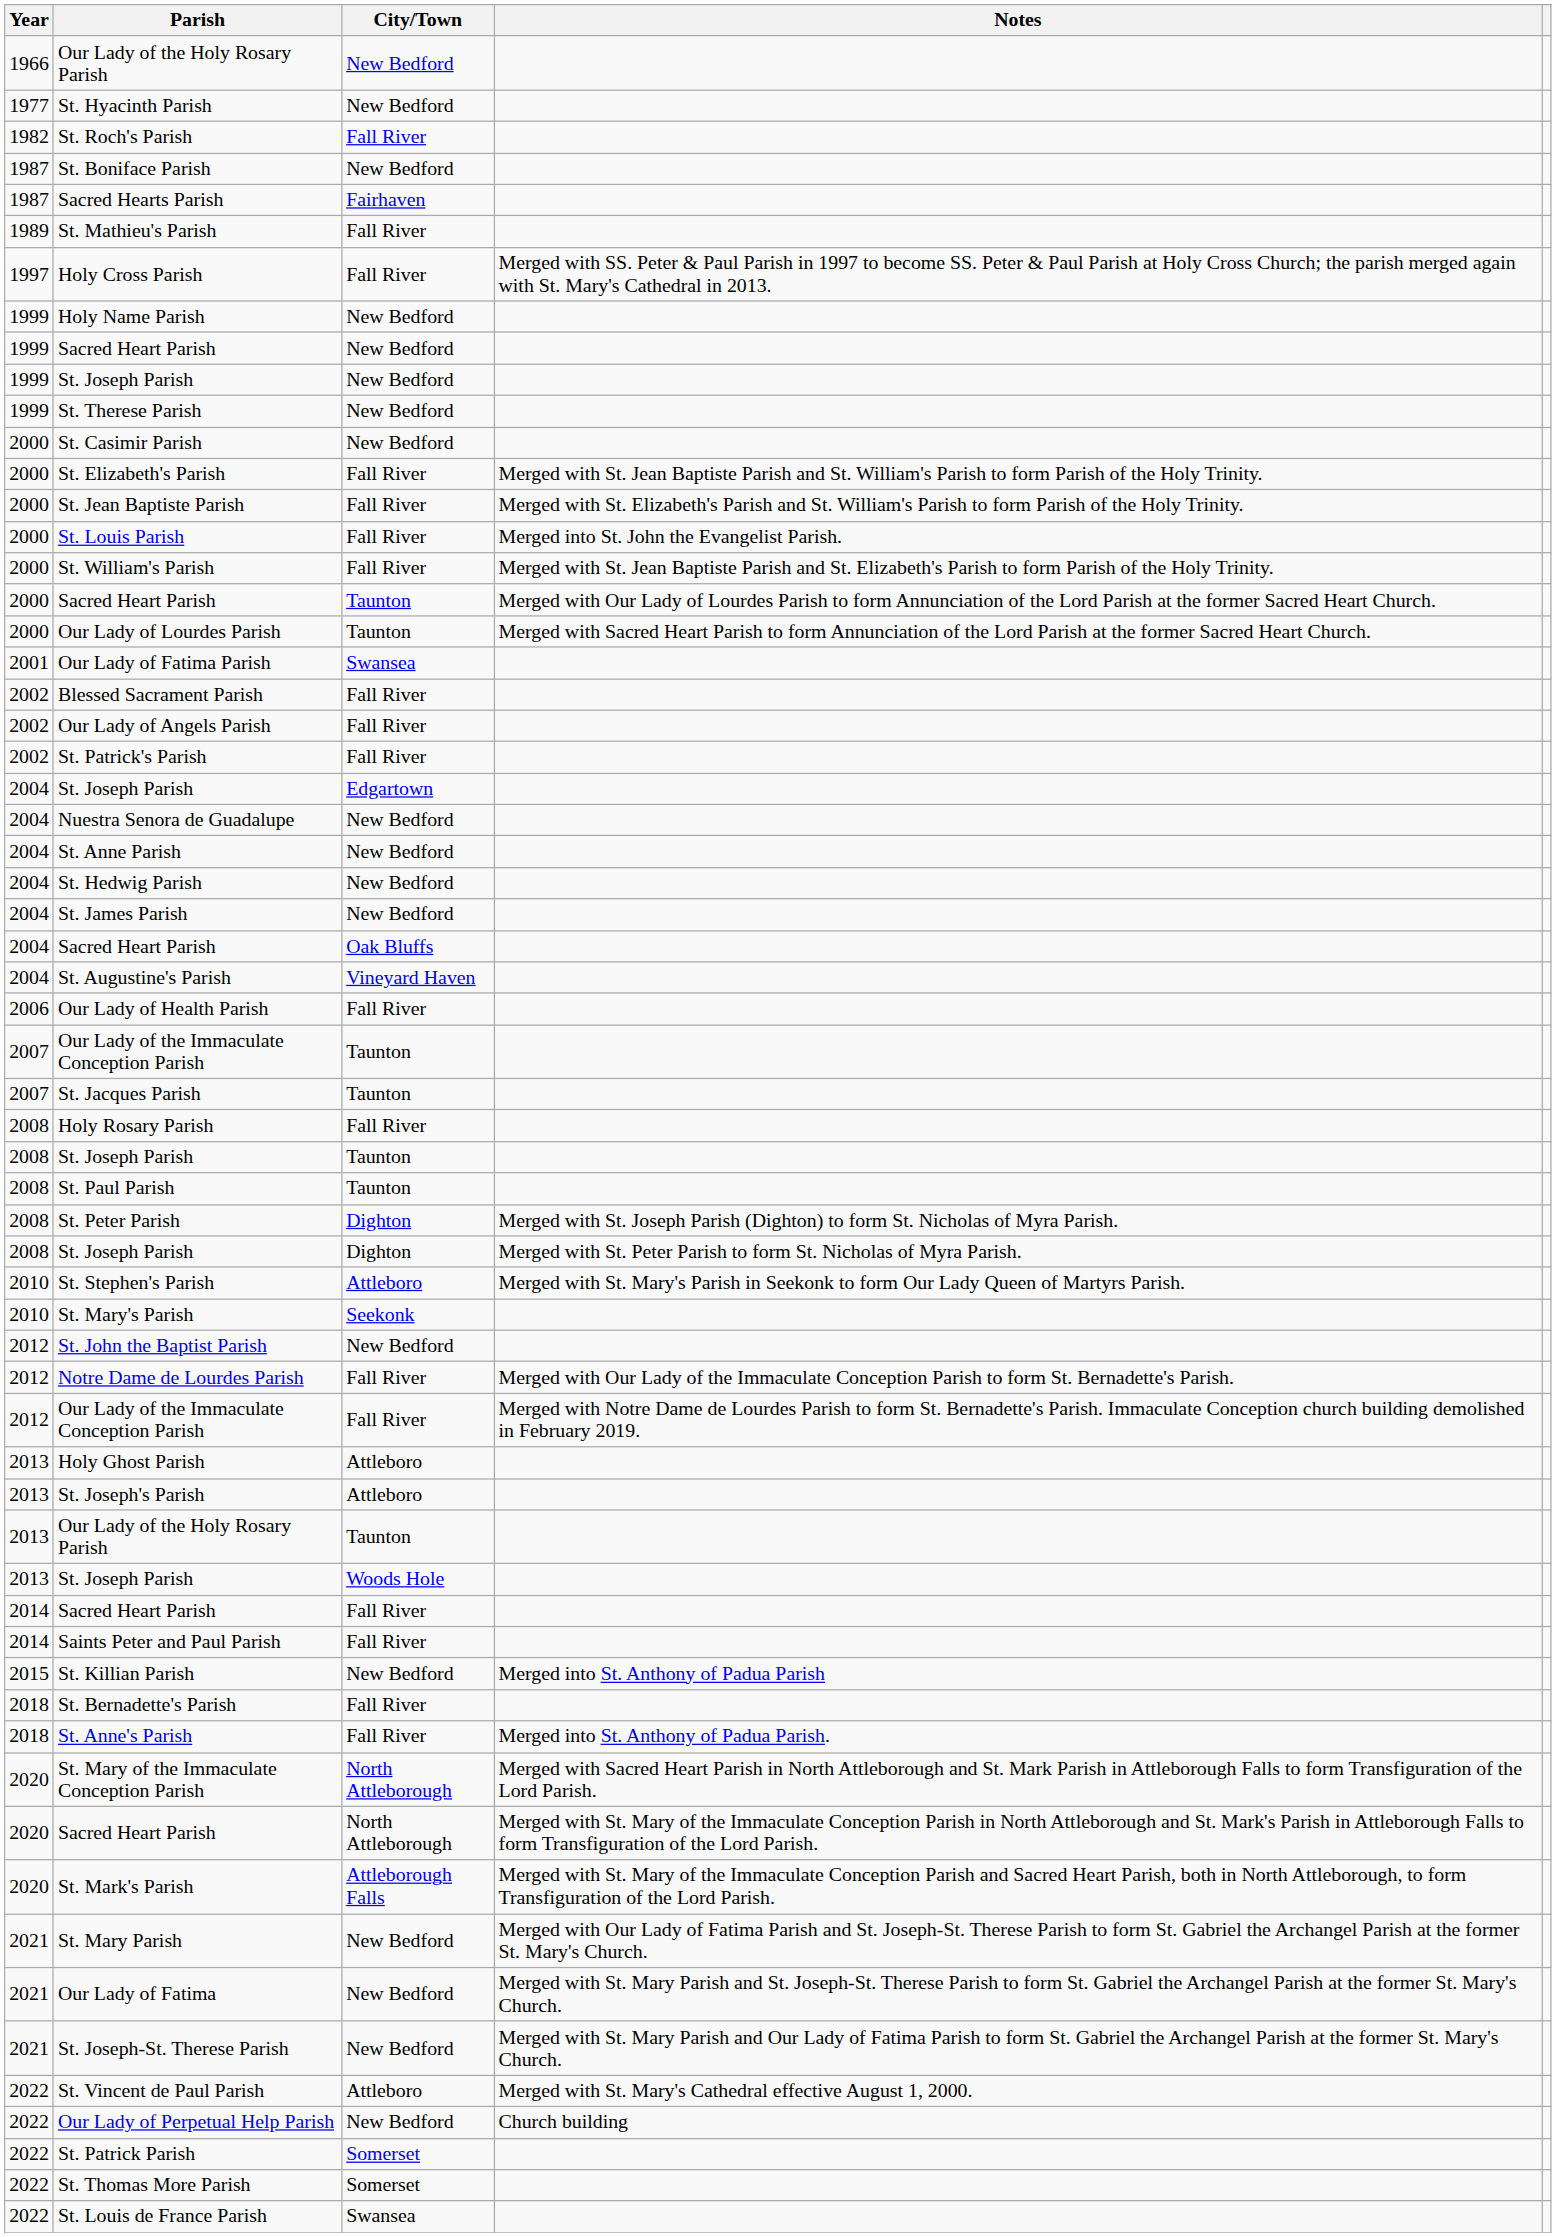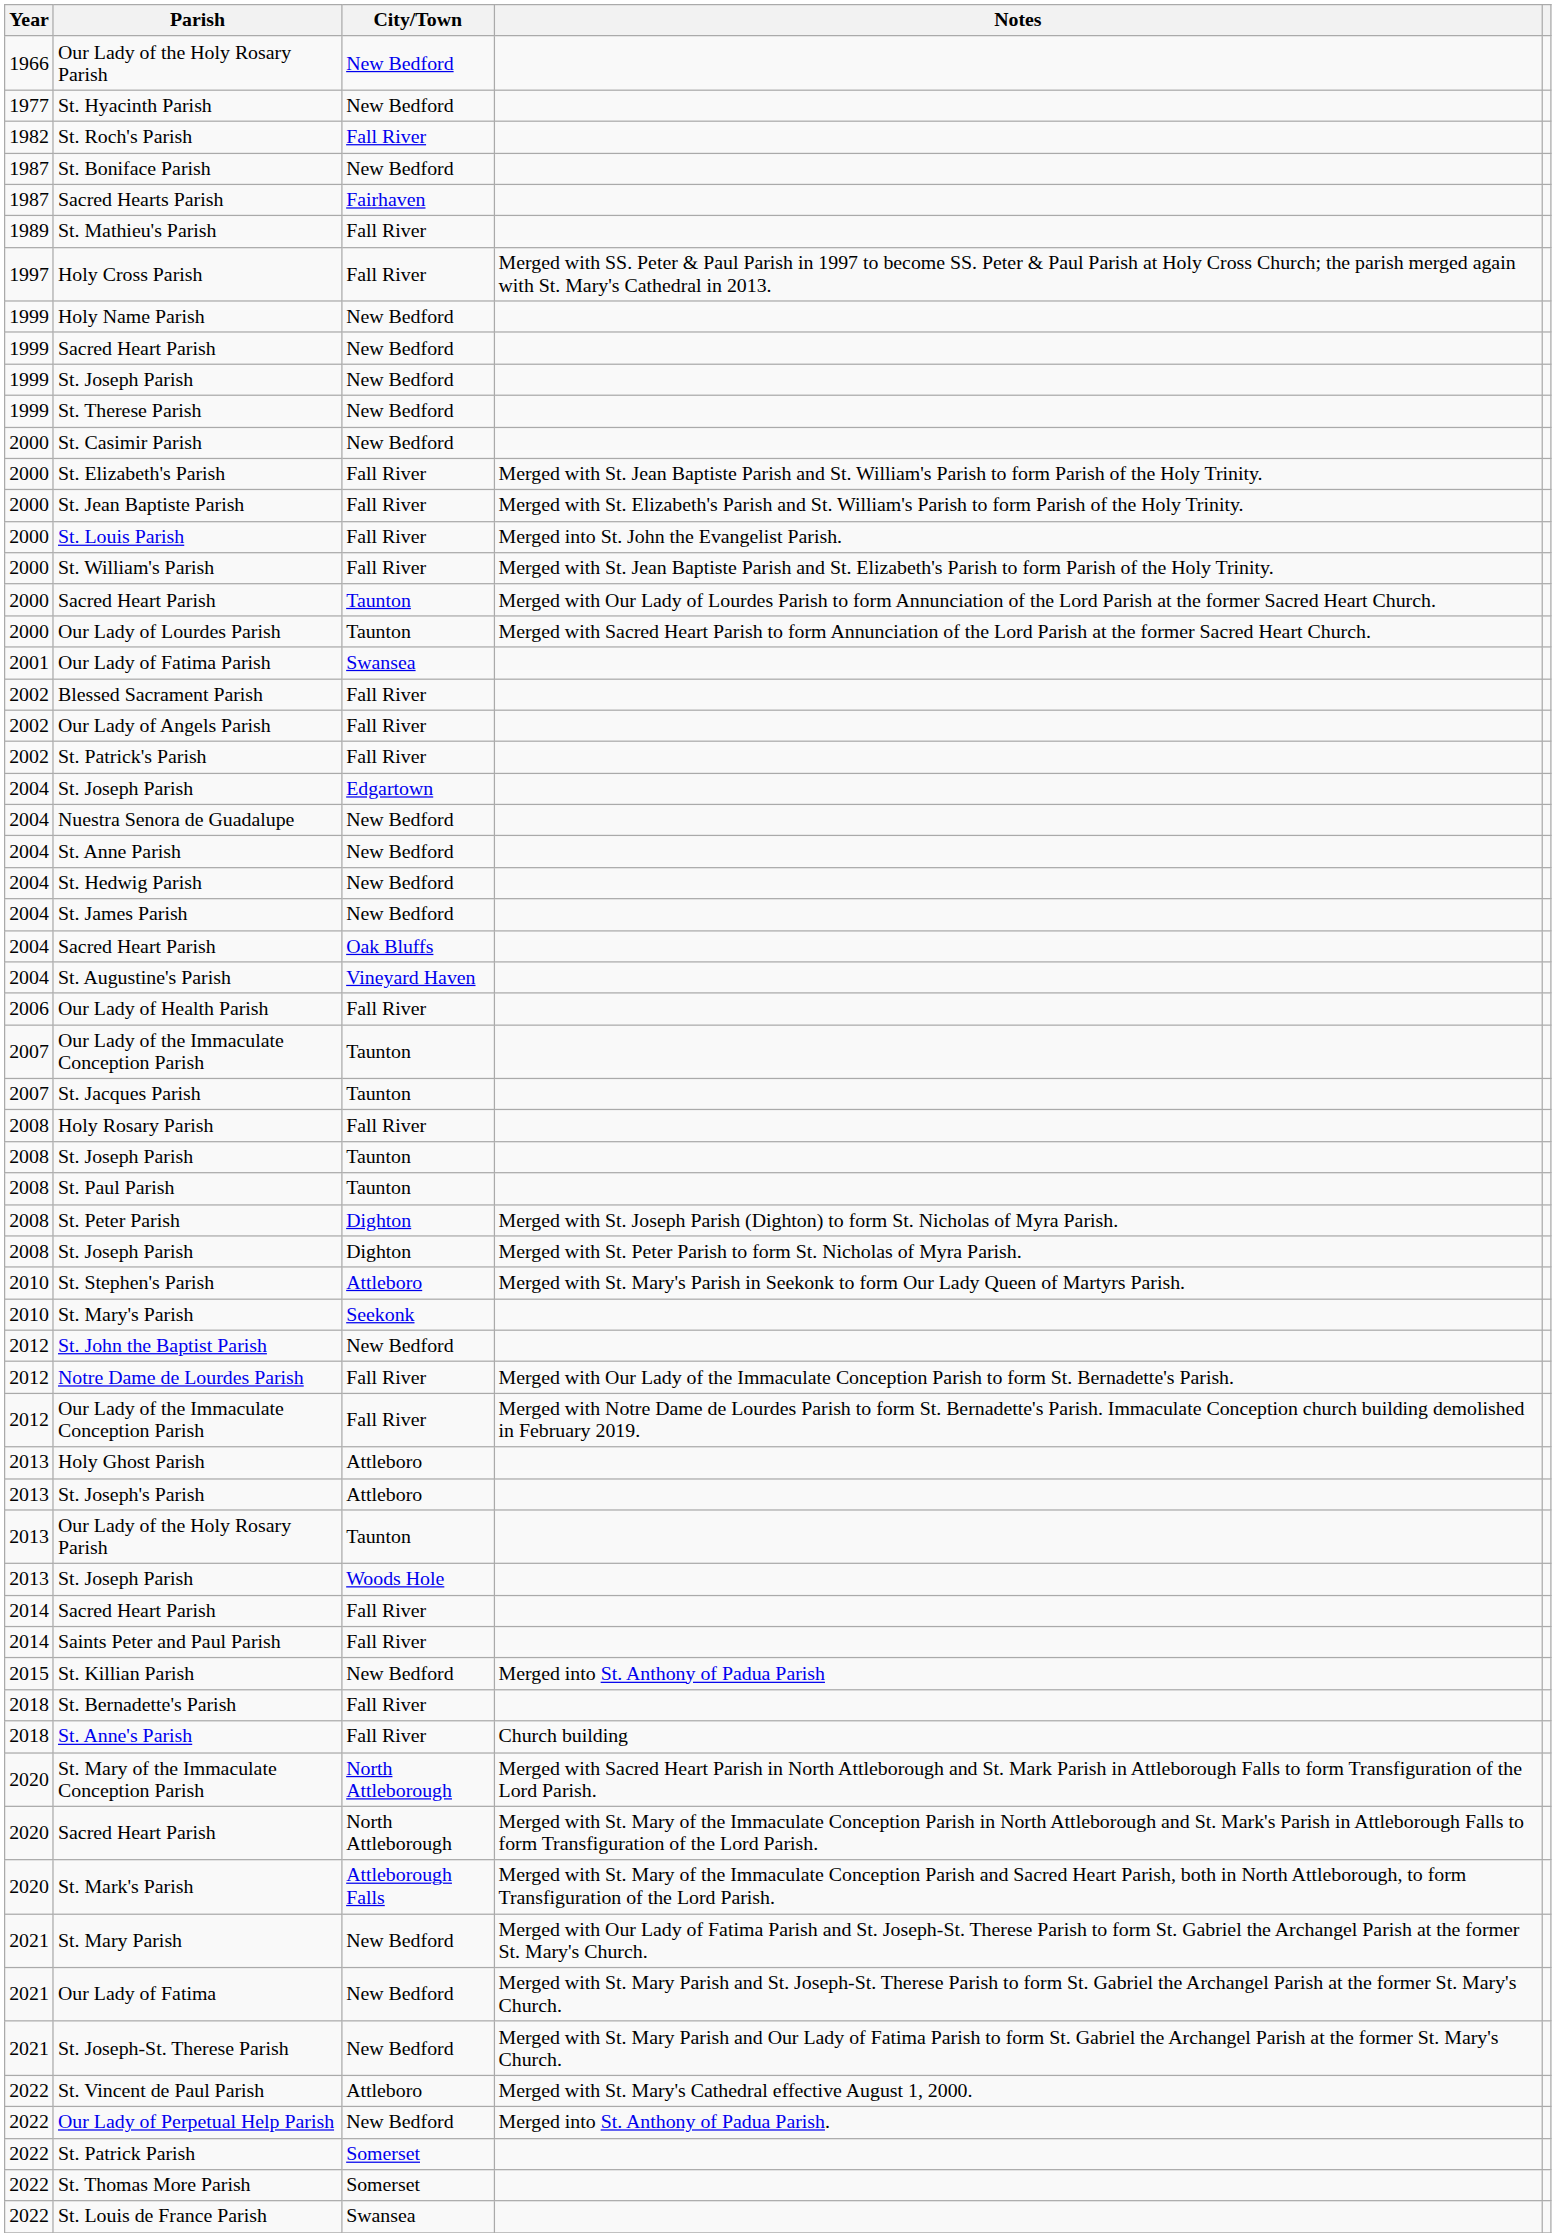(664, 1736) Merged into St. Anthony of Padua Parish. -> (563, 1736) Church building
(563, 2122) Church building -> (664, 2122) Merged into St. Anthony of Padua Parish.
